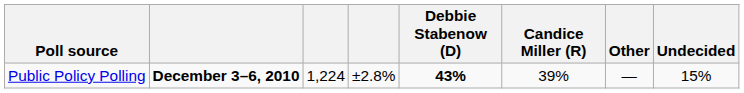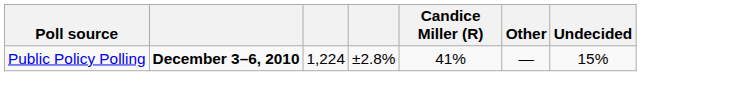- column: (451, 33)
(554, 75) 39% -> (451, 58) 41%
